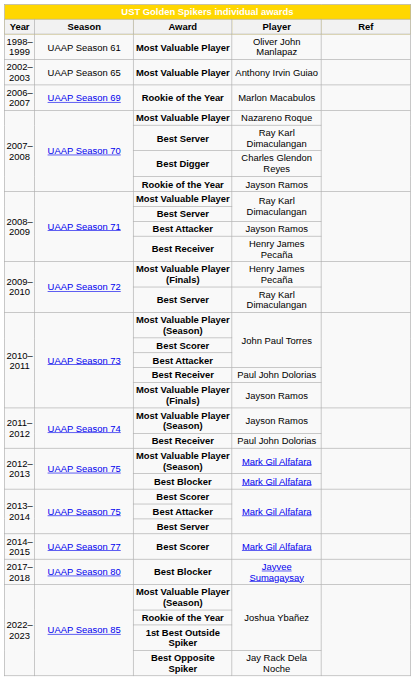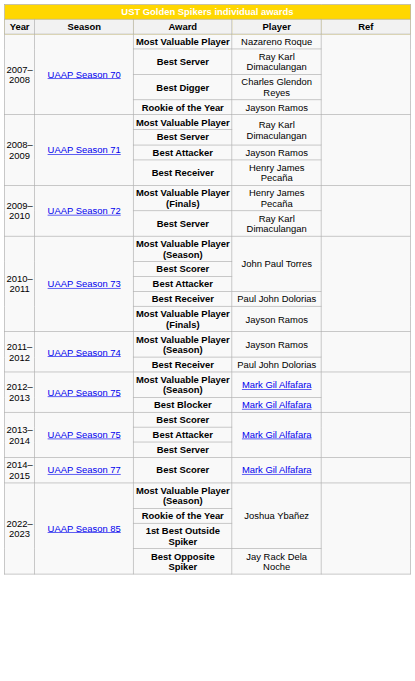- row: (183, 47)
- row: (183, 73)
- row: (183, 98)
- row: (183, 572)
